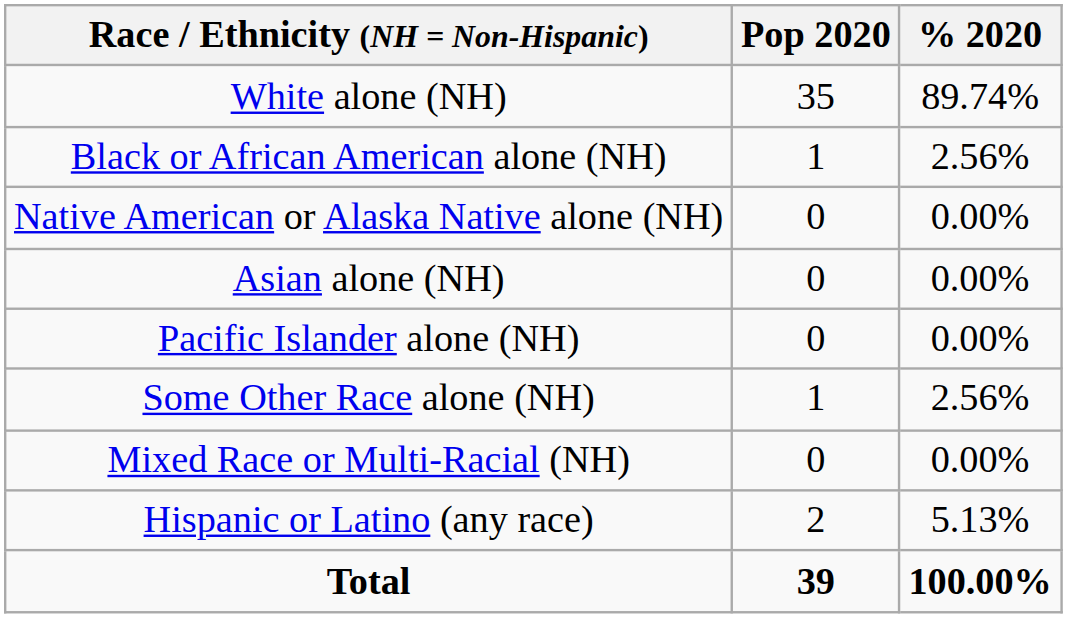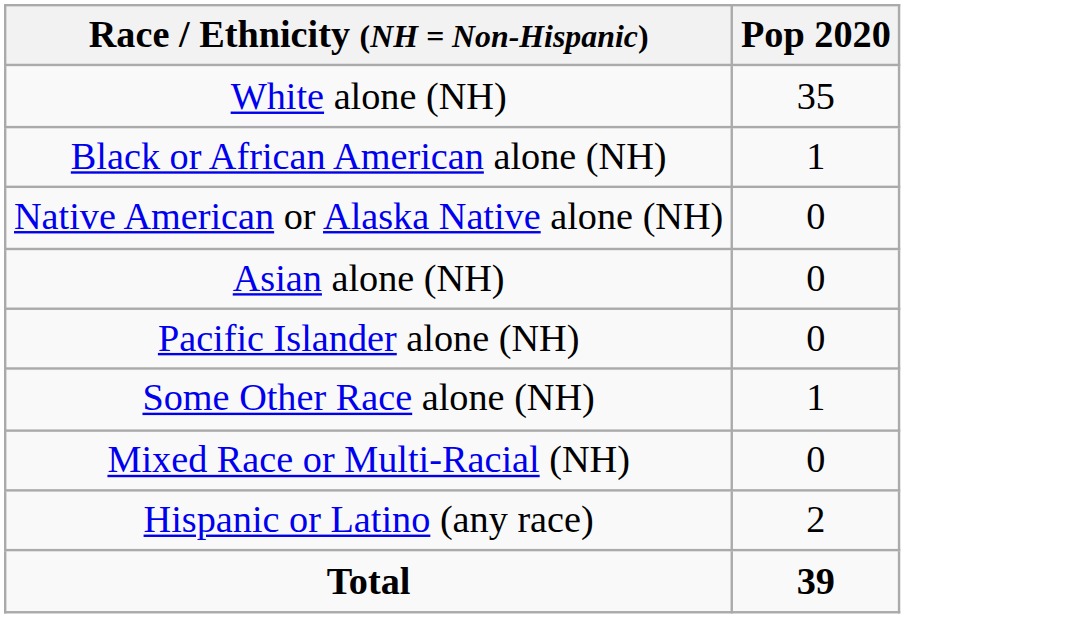- column: (980, 34)
